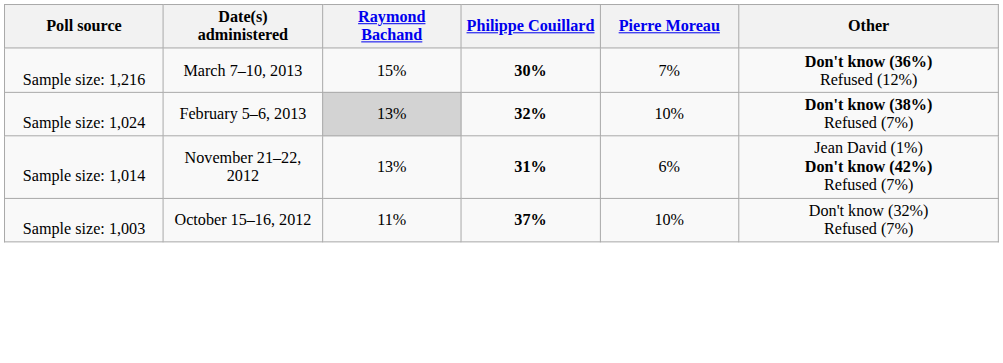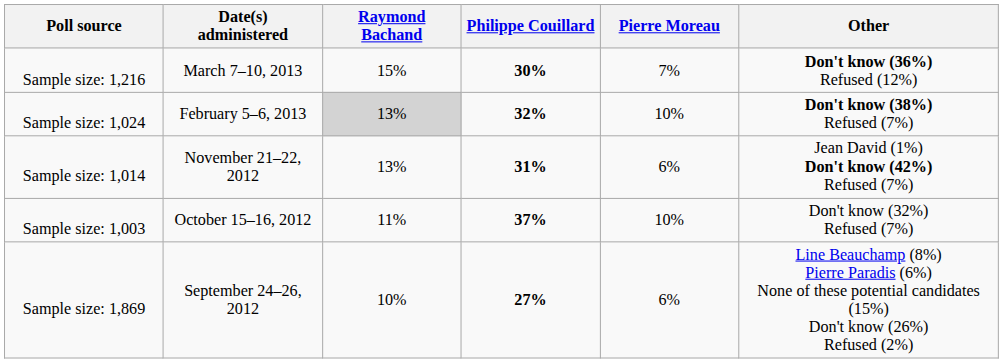+ row: (84, 309)
